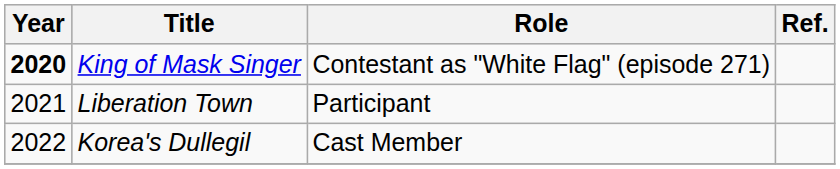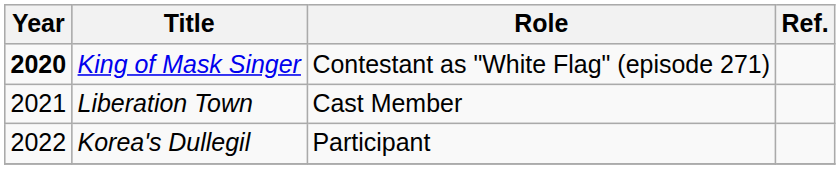(371, 103) Participant -> (387, 103) Cast Member
(387, 143) Cast Member -> (371, 143) Participant
